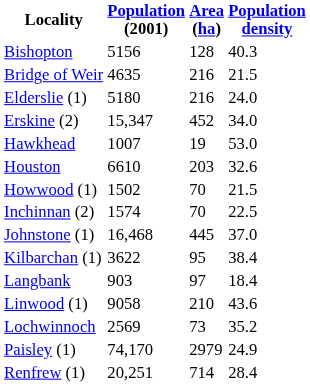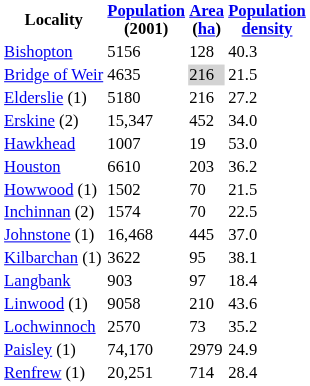(202, 74) no background -> (202, 74) lightgrey background
(243, 97) 24.0 -> (243, 97) 27.2
(243, 166) 32.6 -> (243, 166) 36.2
(243, 257) 38.4 -> (243, 257) 38.1
(124, 326) 2569 -> (124, 326) 2570
